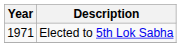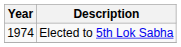(20, 33) 1971 -> (20, 33) 1974
